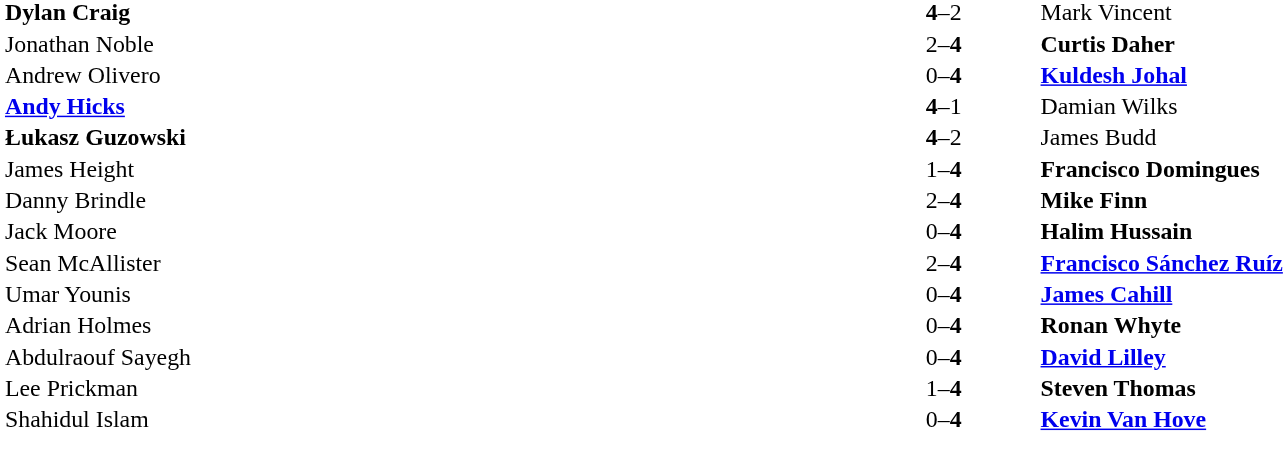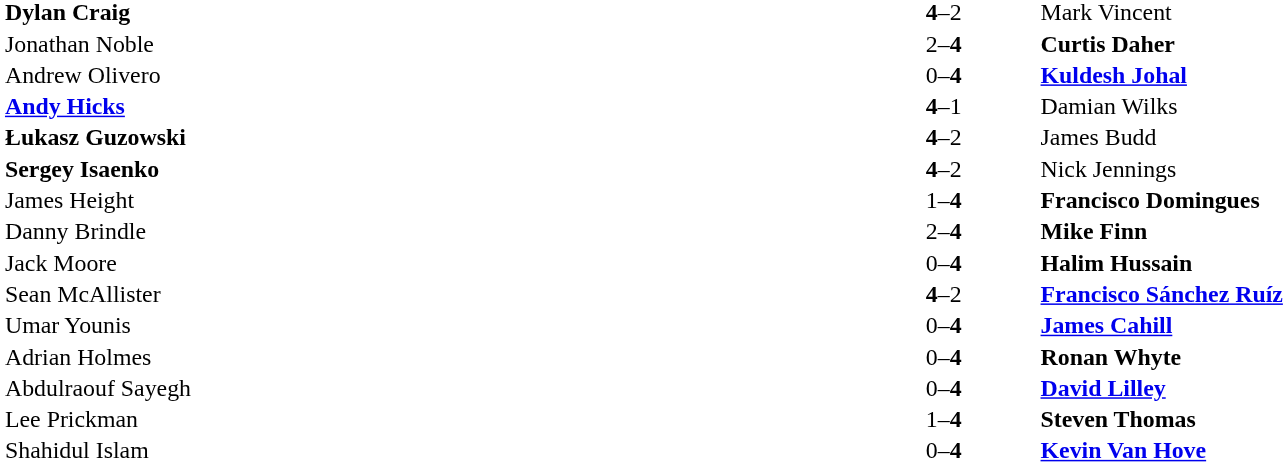+ row: (82, 169)
(944, 262) 2–4 -> (944, 294) 4–2
